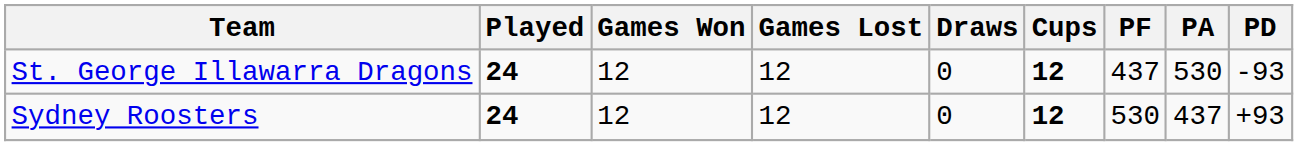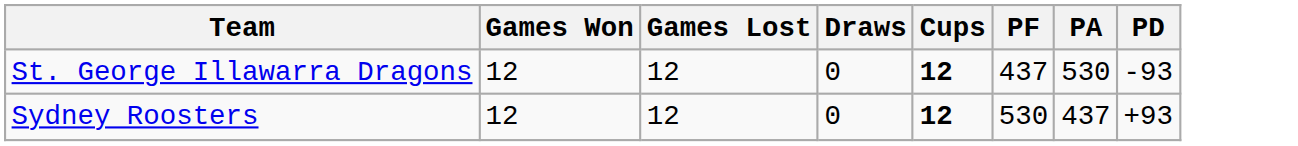- column: (535, 27)
